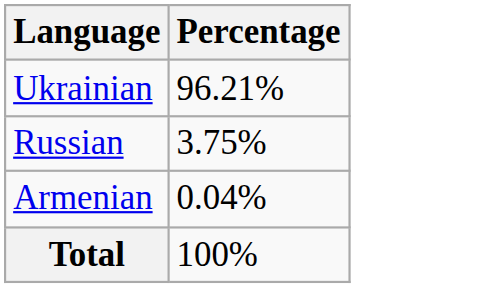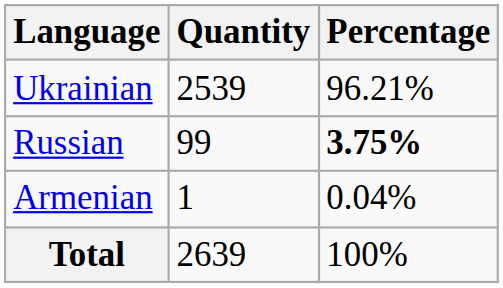+ column: (243, 32)
(222, 142) normal -> (374, 142) bold
